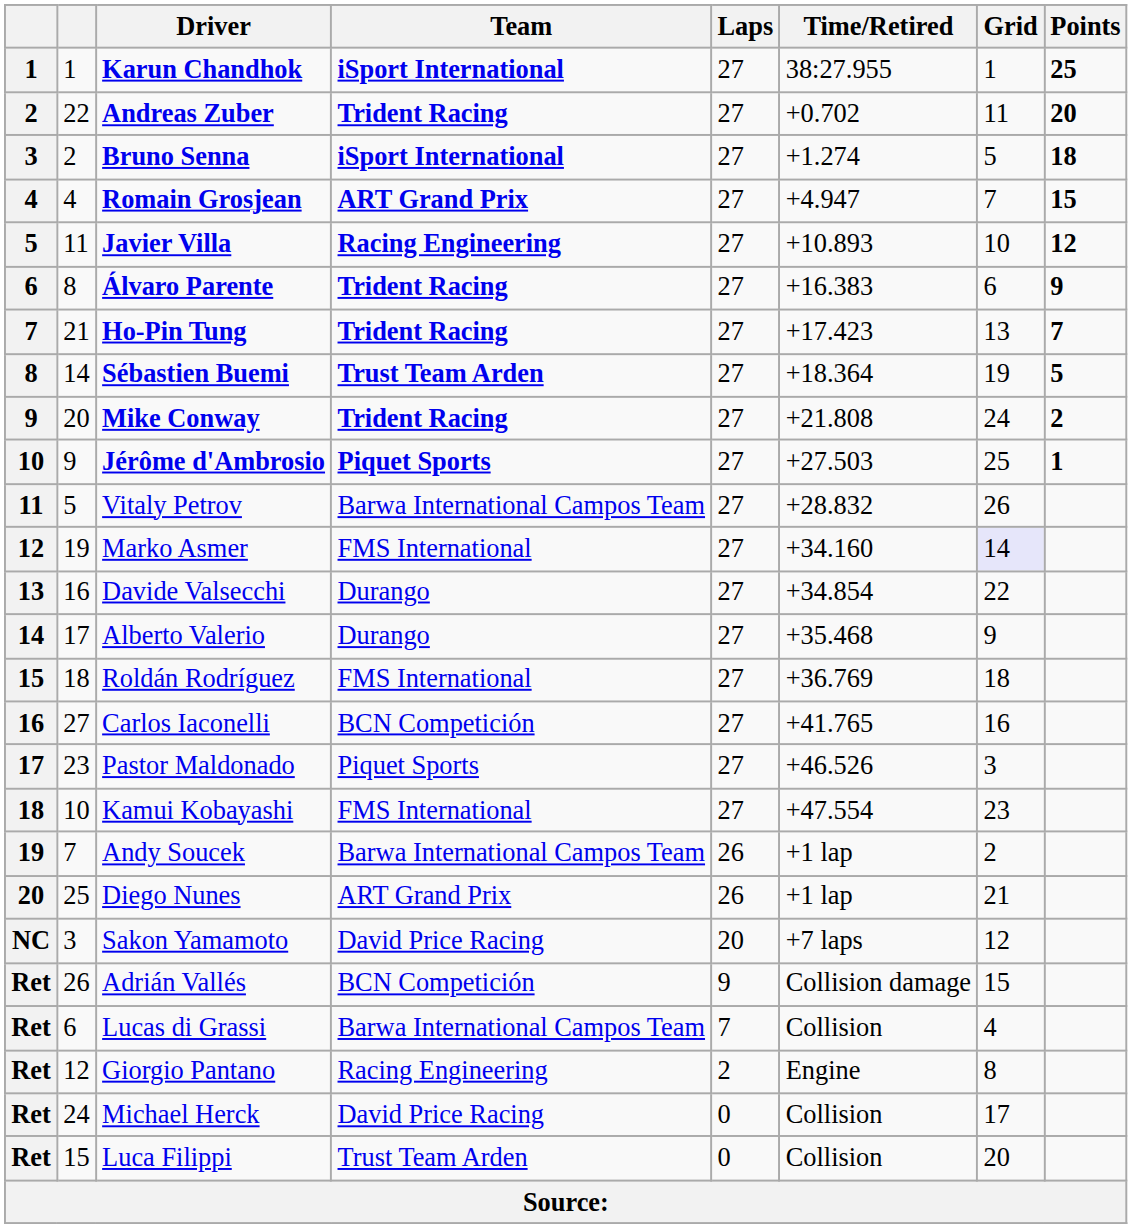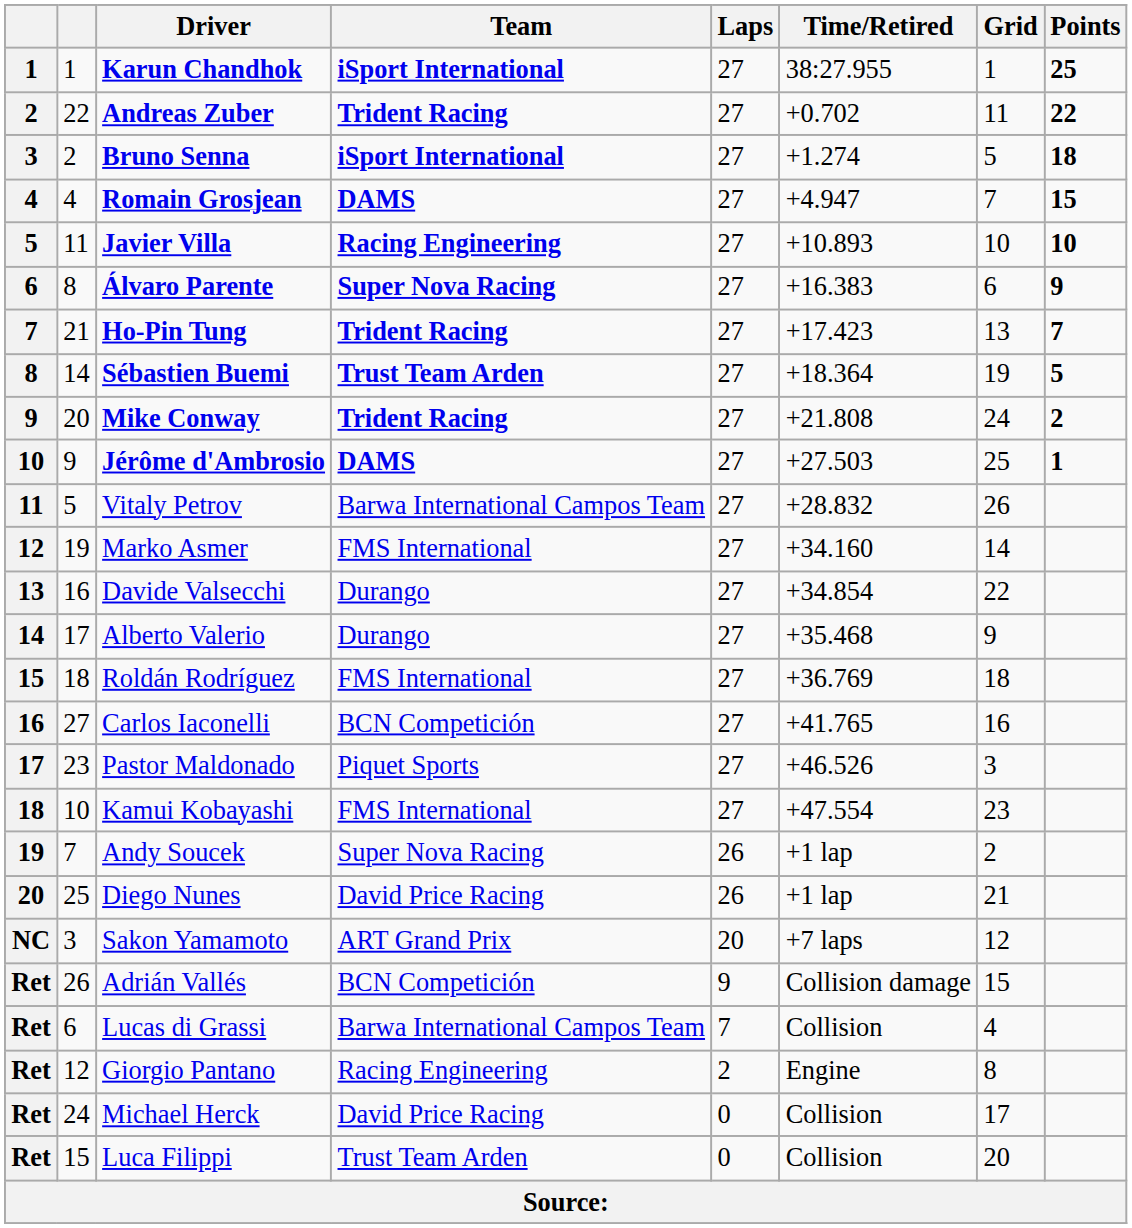(1063, 112) 20 -> (1063, 112) 22
(433, 199) ART Grand Prix -> (376, 199) DAMS
(1063, 243) 12 -> (1063, 243) 10
(423, 287) Trident Racing -> (446, 287) Super Nova Racing
(414, 461) Piquet Sports -> (376, 461) DAMS
(997, 548) lavender background -> (997, 548) no background
(521, 852) Barwa International Campos Team -> (441, 852) Super Nova Racing
(424, 896) ART Grand Prix -> (441, 896) David Price Racing
(441, 939) David Price Racing -> (424, 939) ART Grand Prix
